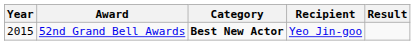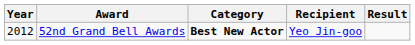(20, 31) 2015 -> (20, 31) 2012
